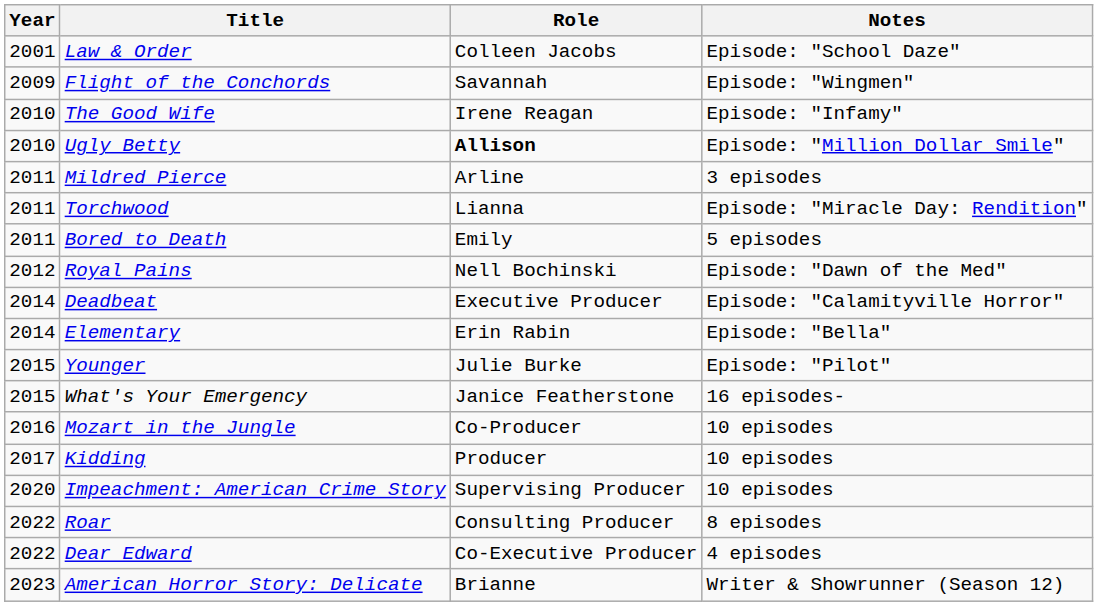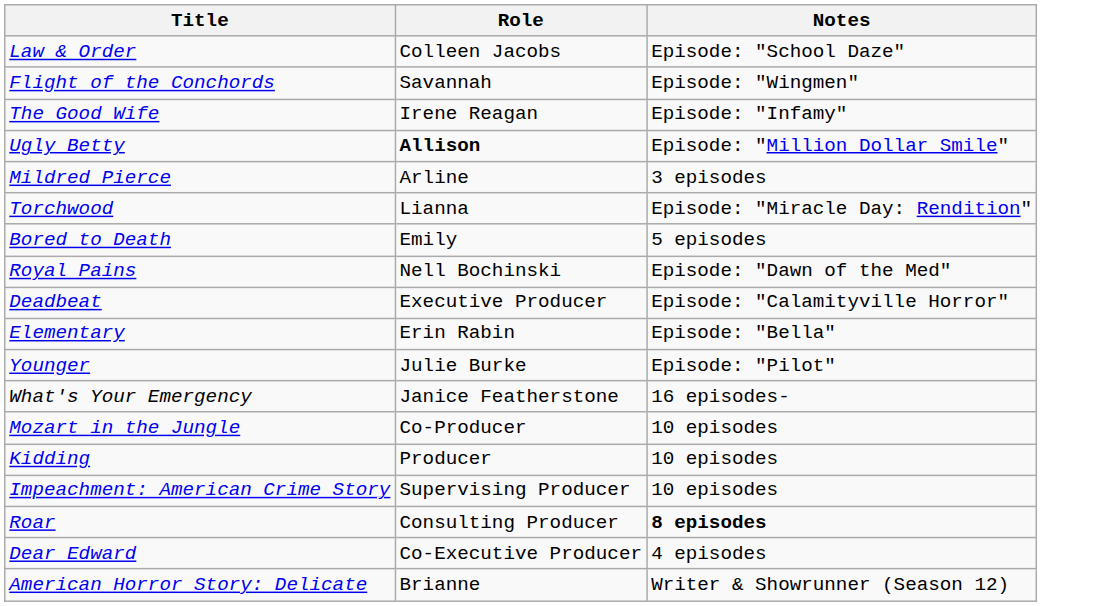- column: (32, 20)
(764, 522) normal -> (709, 522) bold
